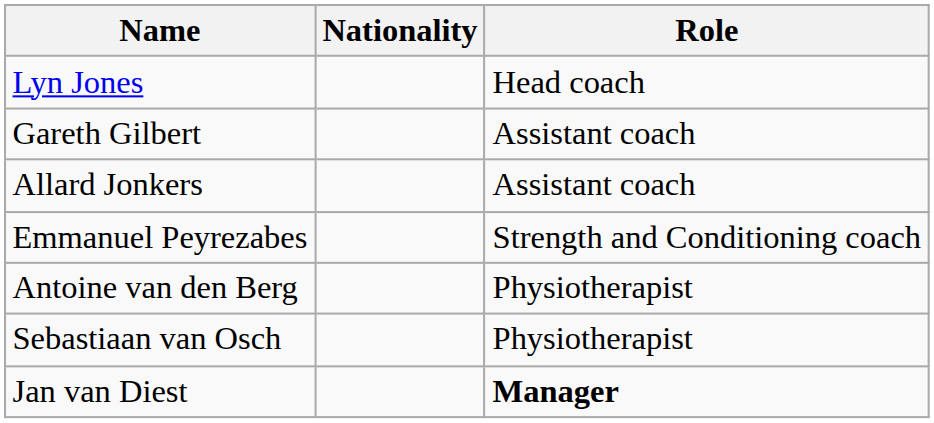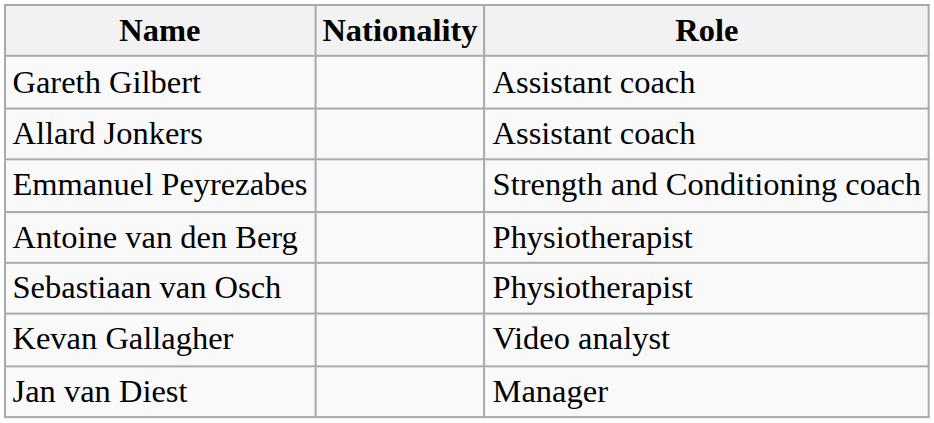- row: (78, 81)
+ row: (123, 339)
(556, 390) bold -> (550, 390) normal
